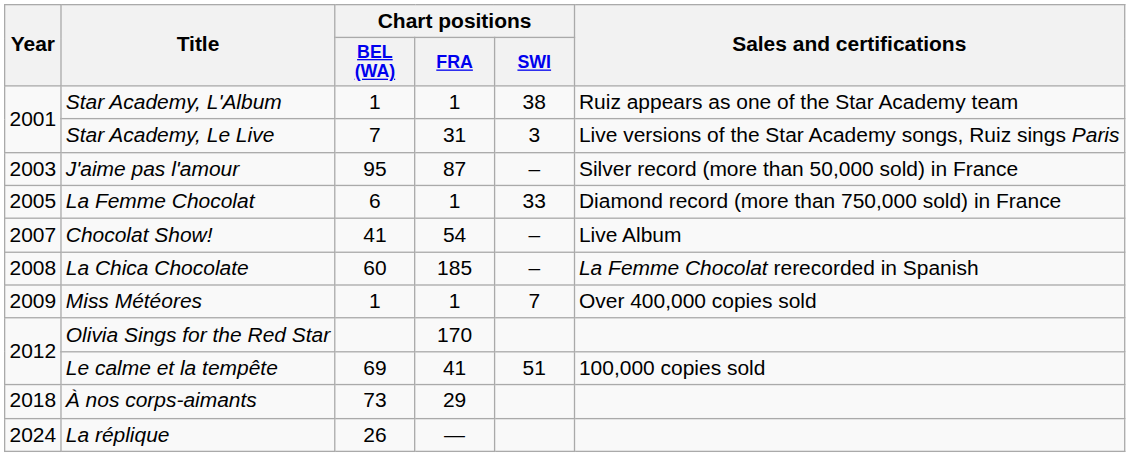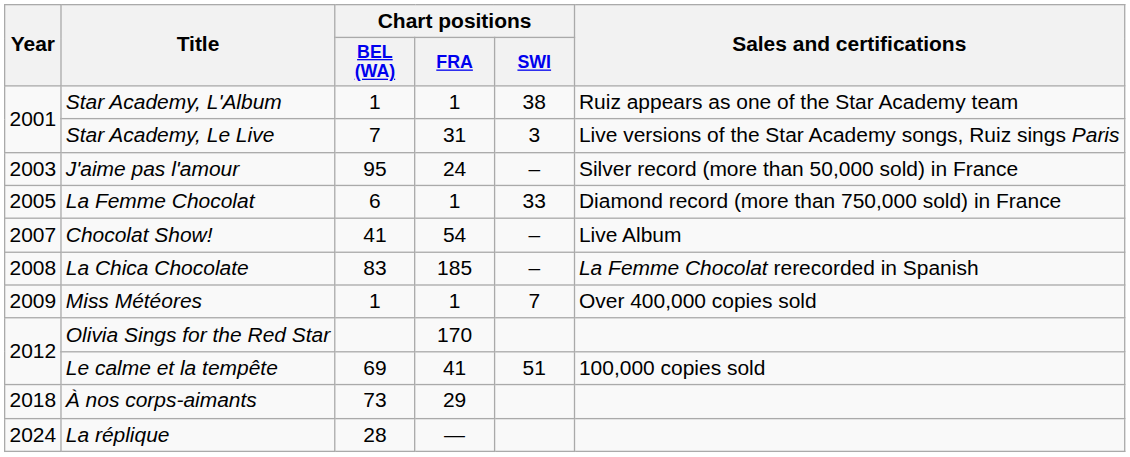(455, 168) 87 -> (455, 168) 24
(375, 268) 60 -> (375, 268) 83
(375, 434) 26 -> (375, 434) 28
